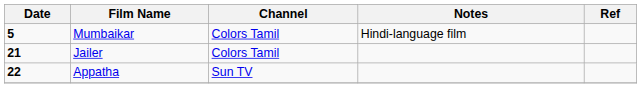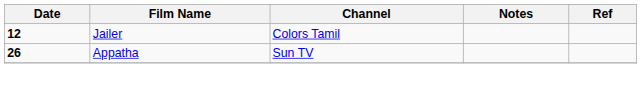- row: (104, 33)
(14, 53) 21 -> (14, 33) 12
(14, 72) 22 -> (14, 53) 26
